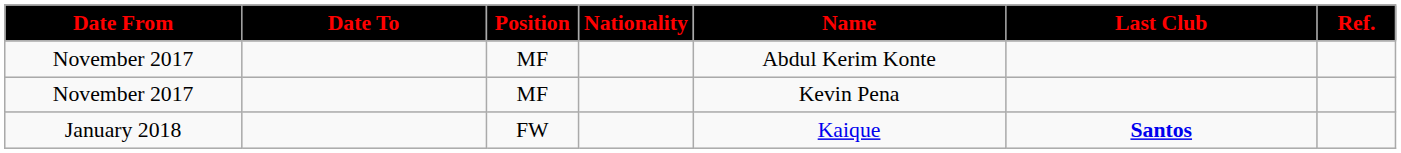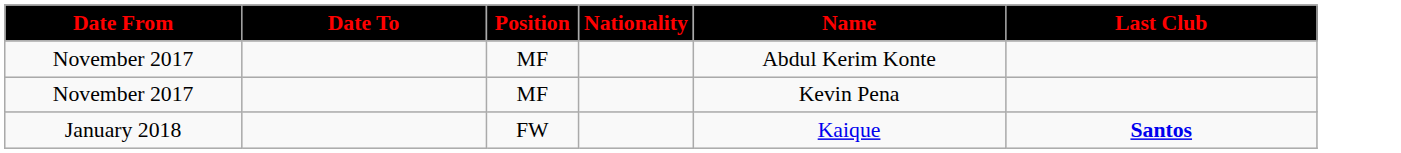- column: (1356, 22)
